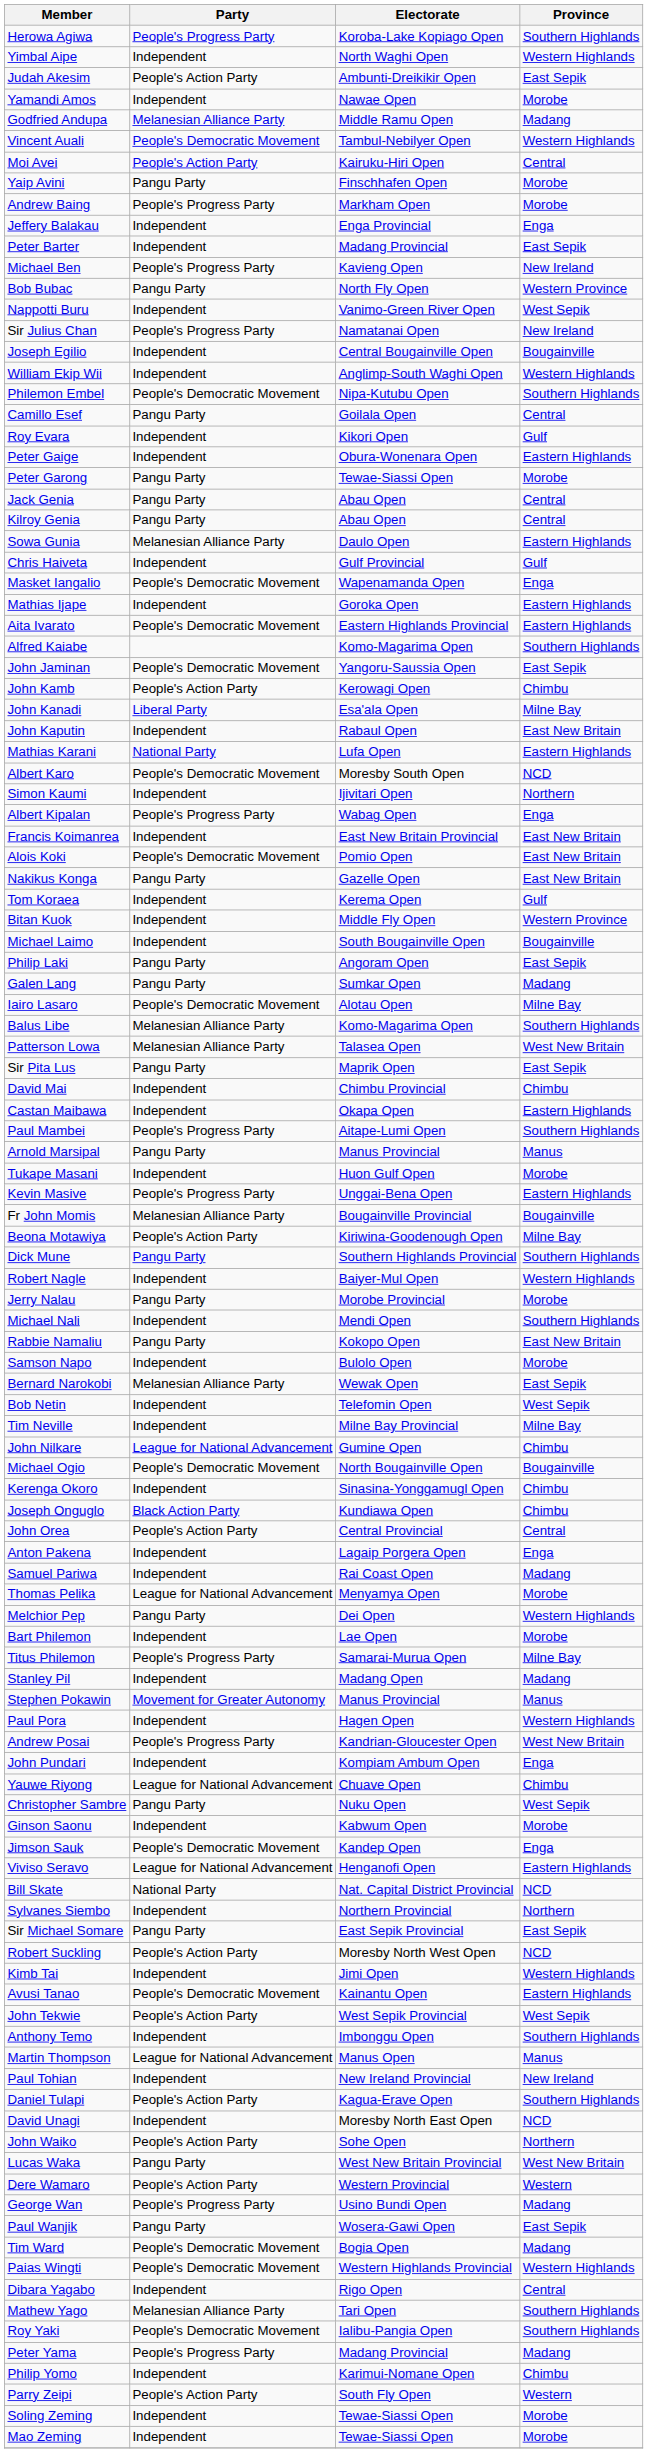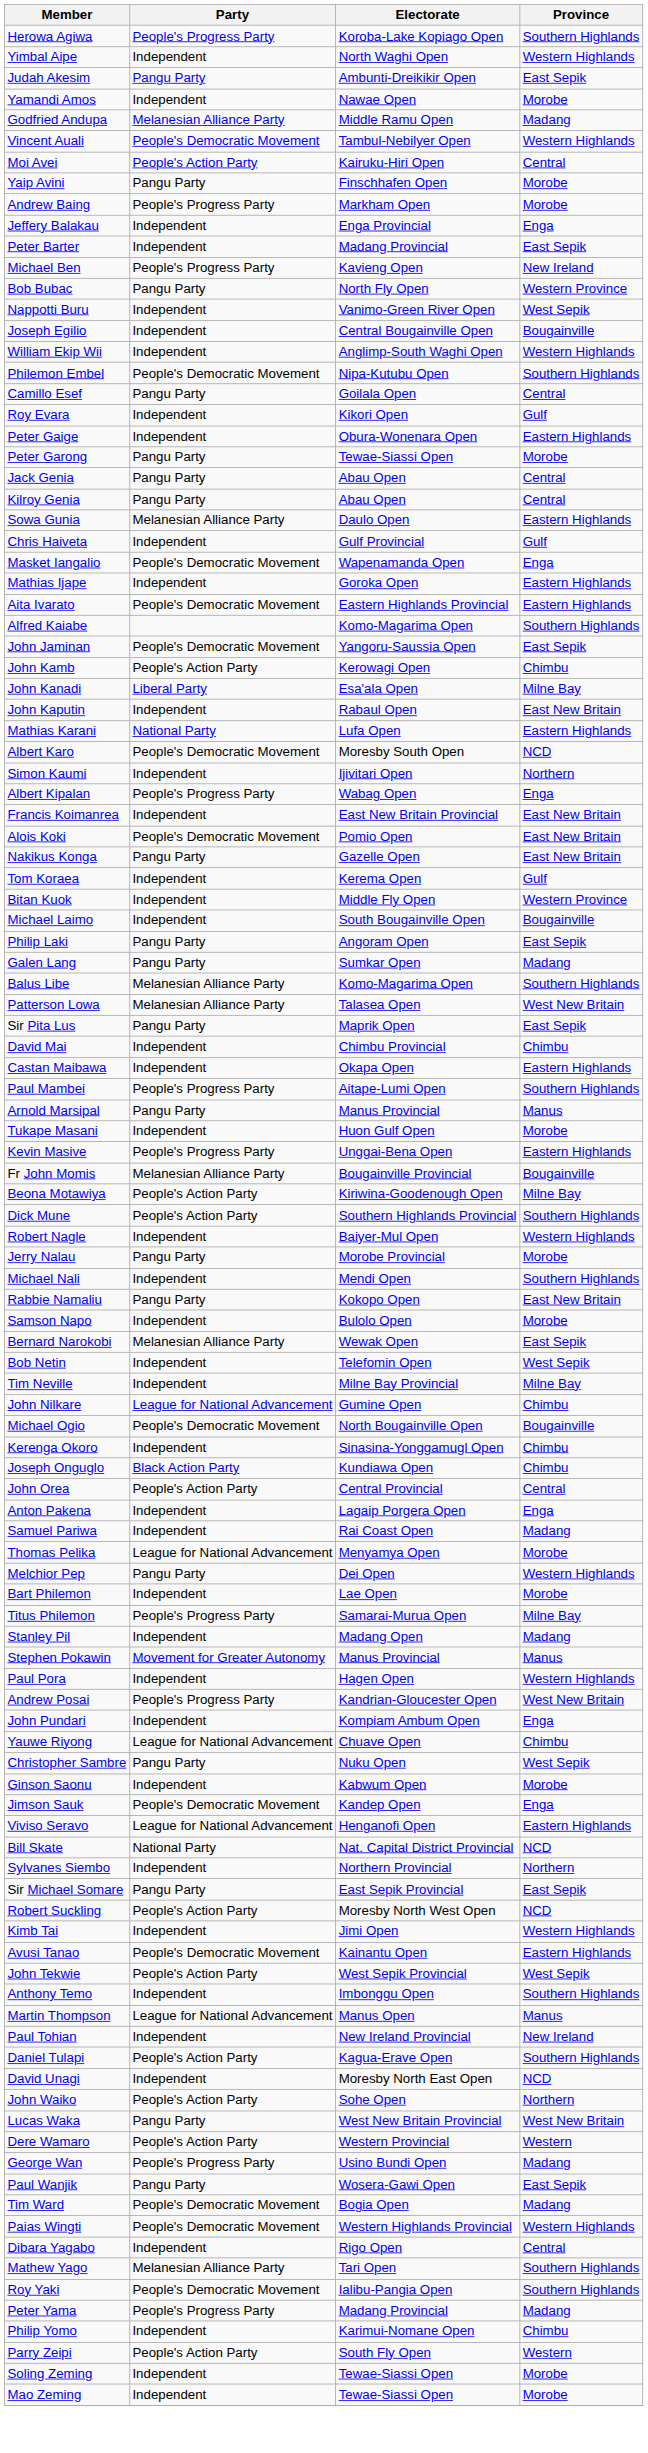(195, 78) People's Action Party -> (169, 78) Pangu Party
- row: (52, 330)
- row: (43, 1004)
(169, 1257) Pangu Party -> (195, 1215) People's Action Party
